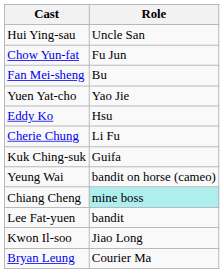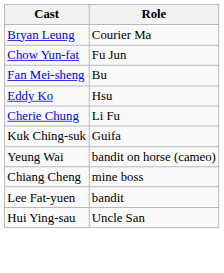rows swapped: (41, 258) <-> (41, 34)
- row: (42, 95)
(118, 197) paleturquoise background -> (118, 177) no background
- row: (40, 237)
